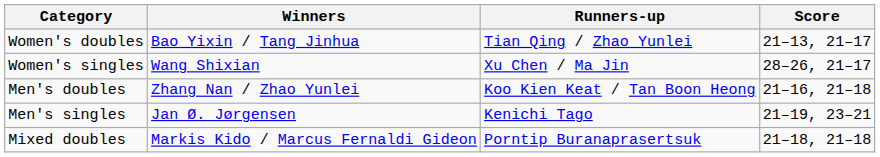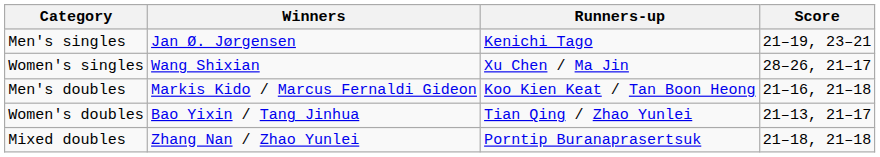rows swapped: (67, 115) <-> (76, 41)
(255, 91) Zhang Nan / Zhao Yunlei -> (314, 91) Markis Kido / Marcus Fernaldi Gideon
(314, 140) Markis Kido / Marcus Fernaldi Gideon -> (255, 140) Zhang Nan / Zhao Yunlei
